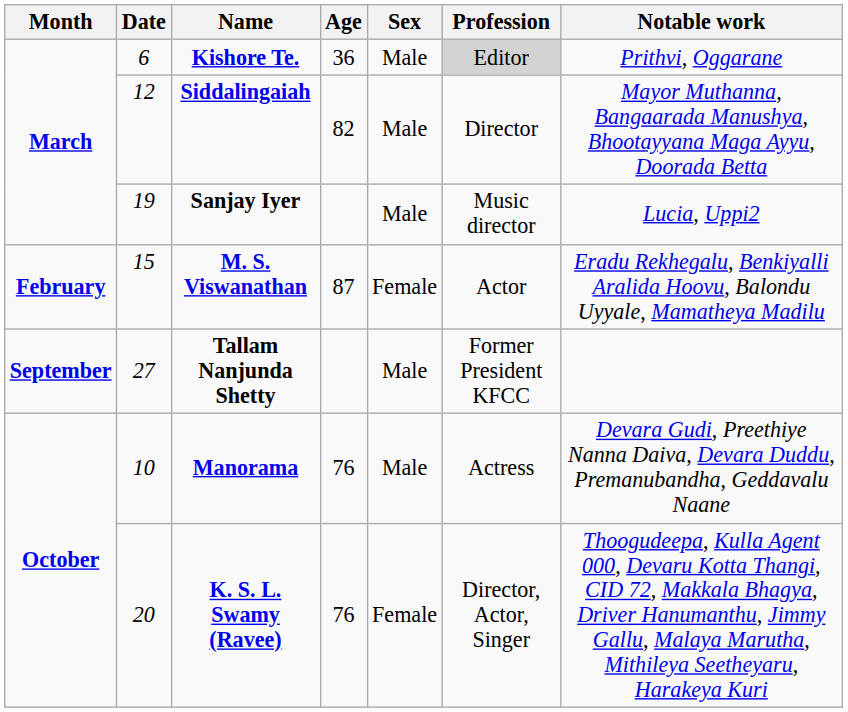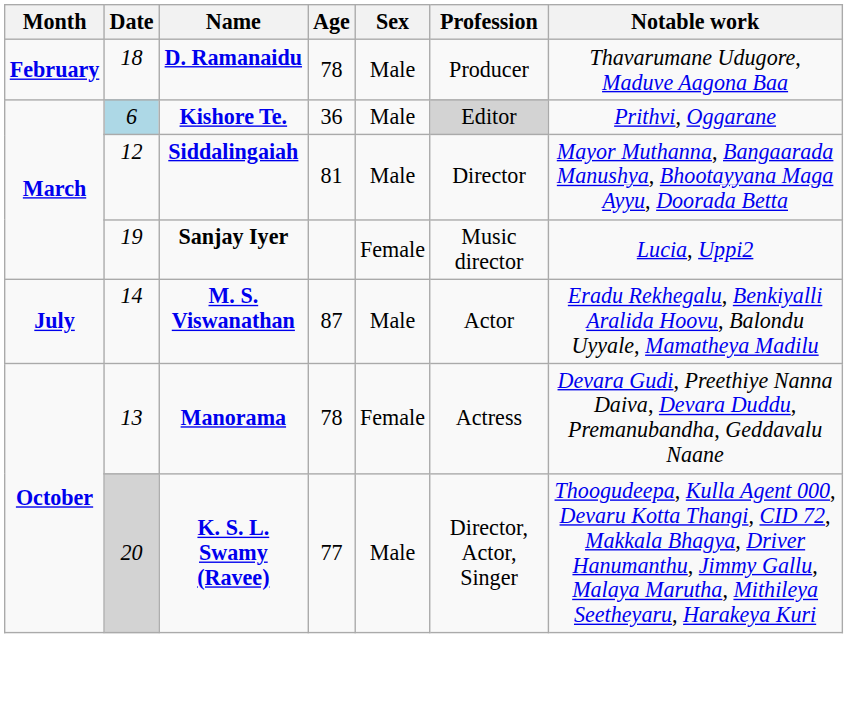+ row: (233, 57)
(144, 57) no background -> (132, 116) lightblue background
(344, 129) 82 -> (331, 176) 81
(405, 214) Male -> (393, 249) Female
(61, 286) February -> (55, 321) July
(144, 261) 15 -> (132, 296) 14
(405, 286) Female -> (393, 321) Male
- row: (245, 370)
(144, 468) 10 -> (132, 418) 13
(344, 468) 76 -> (331, 418) 78
(405, 468) Male -> (393, 418) Female
(144, 614) no background -> (132, 552) lightgrey background
(344, 614) 76 -> (331, 552) 77
(405, 614) Female -> (393, 552) Male
